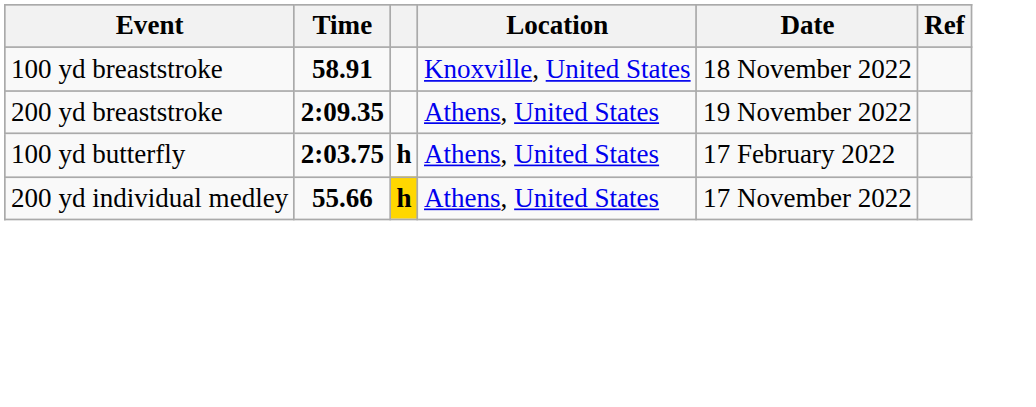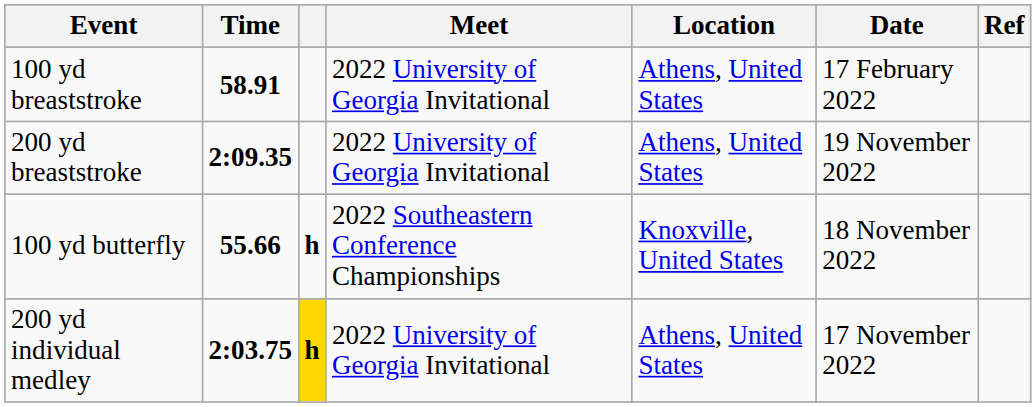+ column: (479, 25)
(557, 68) Knoxville, United States -> (720, 84) Athens, United States
(807, 68) 18 November 2022 -> (888, 84) 17 February 2022
(342, 154) 2:03.75 -> (250, 245) 55.66
(542, 154) Athens, United States -> (711, 245) Knoxville, United States
(799, 154) 17 February 2022 -> (896, 245) 18 November 2022
(342, 197) 55.66 -> (250, 349) 2:03.75
